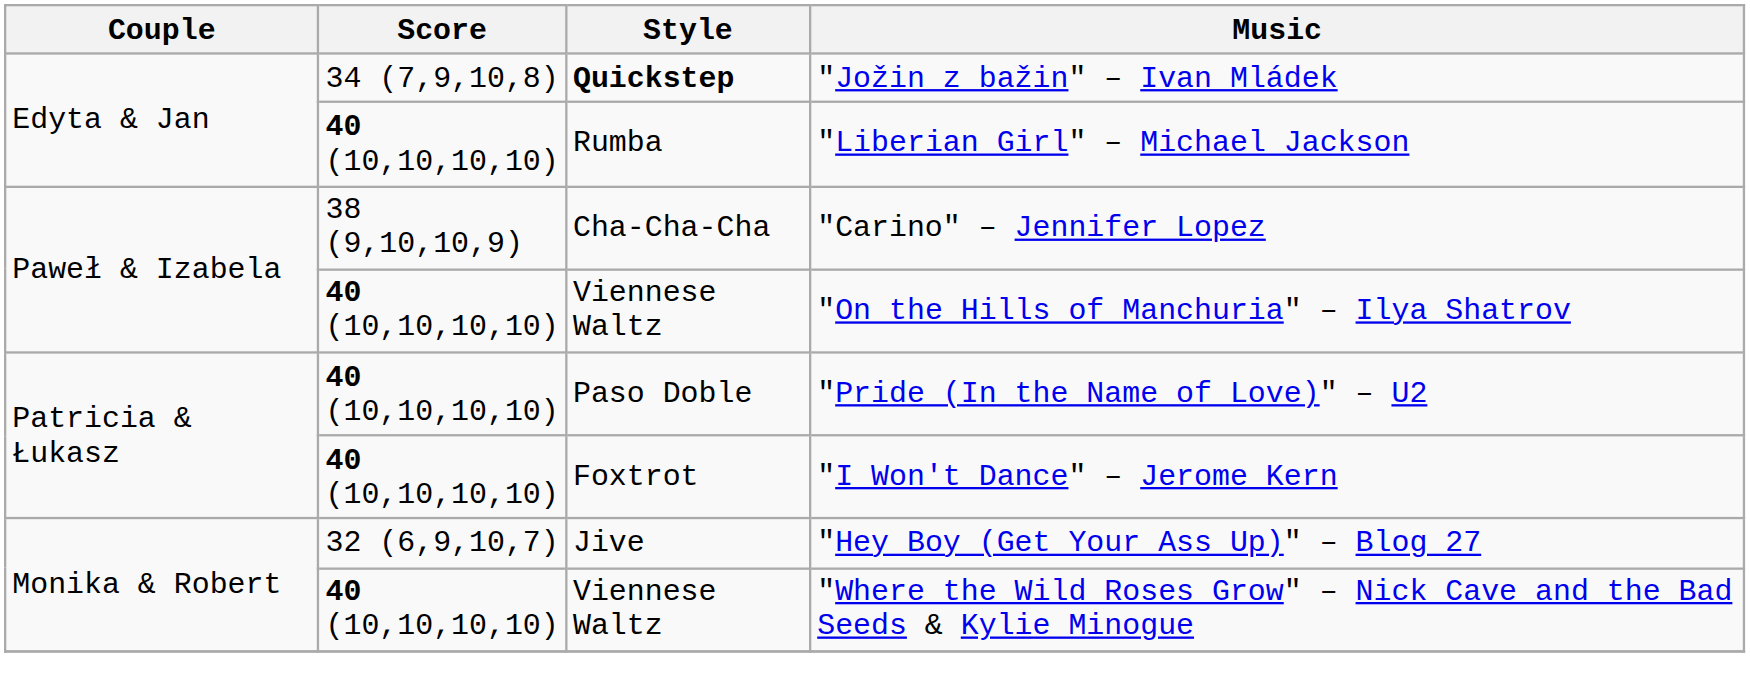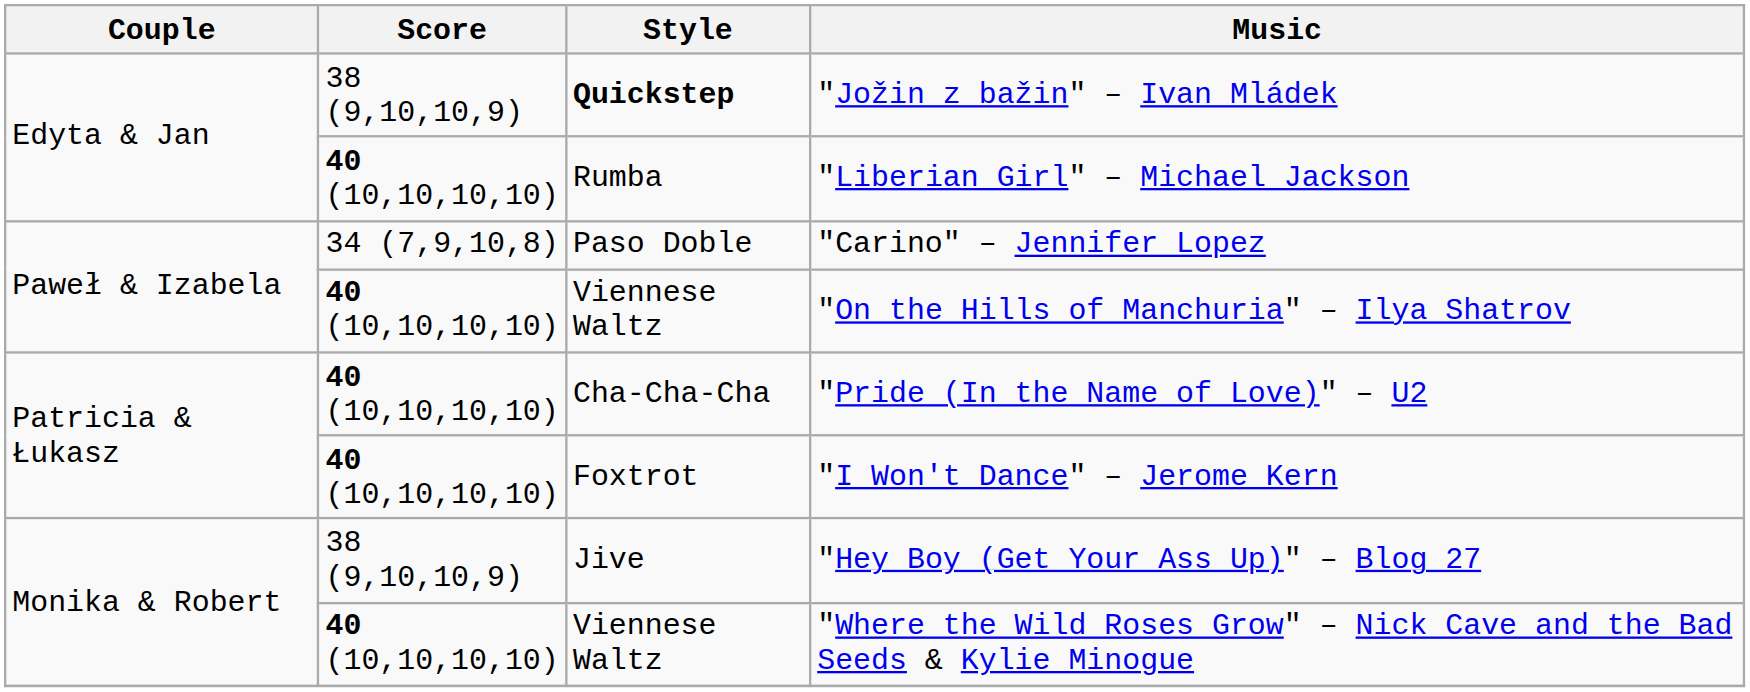(442, 78) 34 (7,9,10,8) -> (424, 95) 38 (9,10,10,9)
(424, 227) 38 (9,10,10,9) -> (442, 245) 34 (7,9,10,8)
(672, 227) Cha-Cha-Cha -> (663, 245) Paso Doble
(663, 394) Paso Doble -> (672, 394) Cha-Cha-Cha
(442, 543) 32 (6,9,10,7) -> (424, 560) 38 (9,10,10,9)
